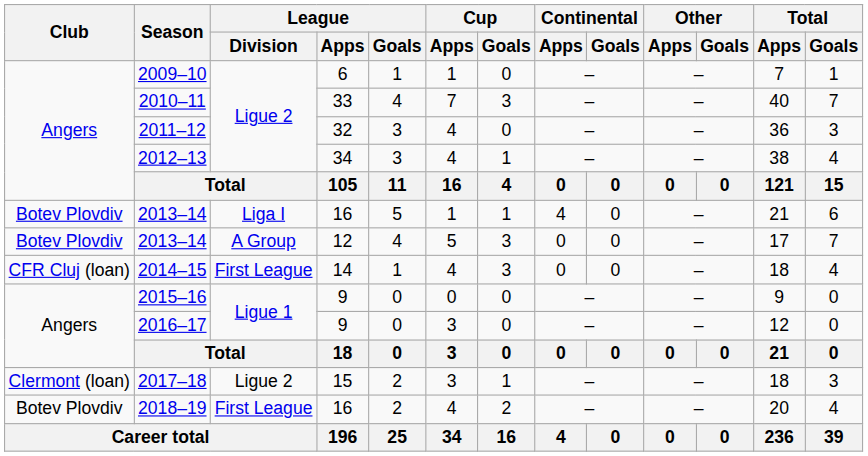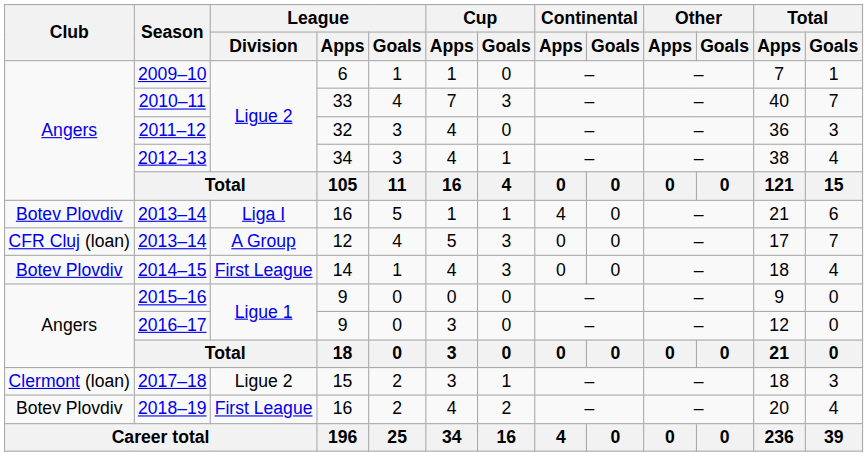(69, 241) Botev Plovdiv -> (69, 241) CFR Cluj (loan)
(69, 269) CFR Cluj (loan) -> (69, 269) Botev Plovdiv
